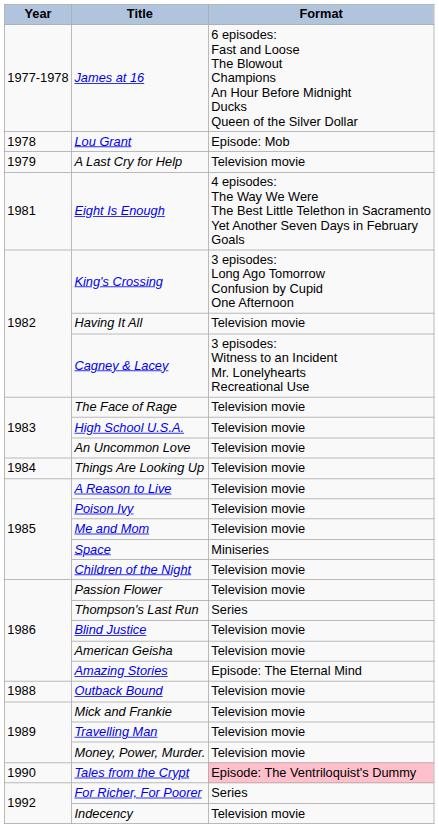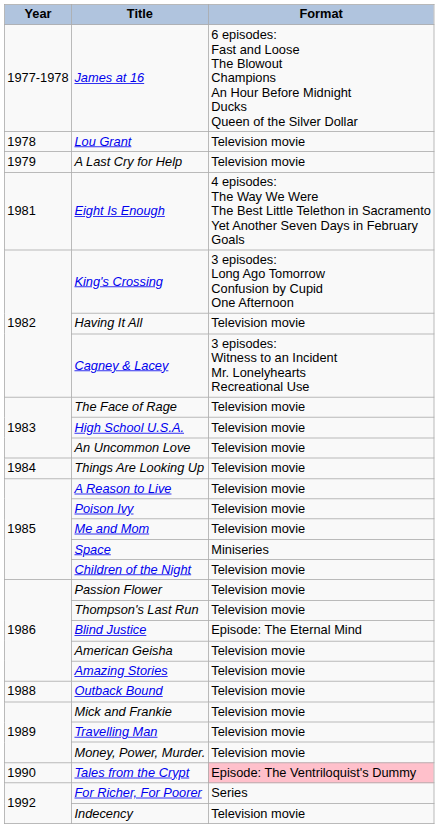(250, 141) Episode: Mob -> (258, 141) Television movie
(229, 610) Series -> (258, 610) Television movie
(258, 630) Television movie -> (287, 630) Episode: The Eternal Mind
(287, 671) Episode: The Eternal Mind -> (258, 671) Television movie
